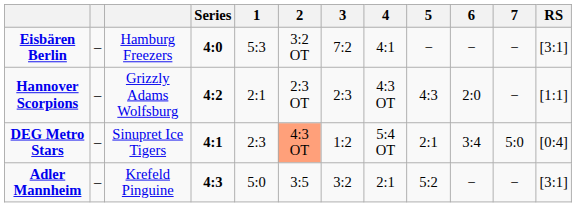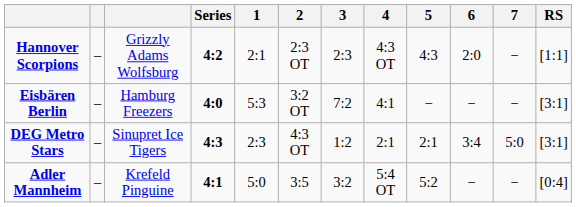rows swapped: (47, 47) <-> (47, 94)
(213, 142) 4:1 -> (213, 142) 4:3
(300, 142) lightsalmon background -> (300, 142) no background
(386, 142) 5:4 OT -> (386, 142) 2:1
(554, 142) [0:4] -> (554, 142) [3:1]
(213, 182) 4:3 -> (213, 182) 4:1
(386, 182) 2:1 -> (386, 182) 5:4 OT
(554, 182) [3:1] -> (554, 182) [0:4]
